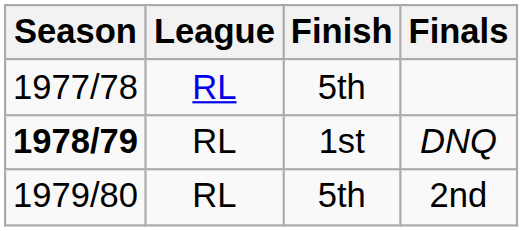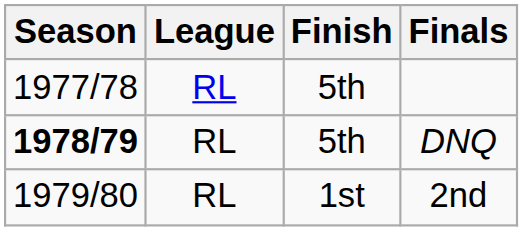(342, 141) 1st -> (342, 141) 5th
(342, 196) 5th -> (342, 196) 1st
